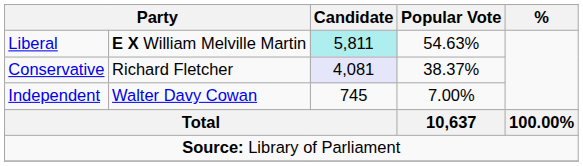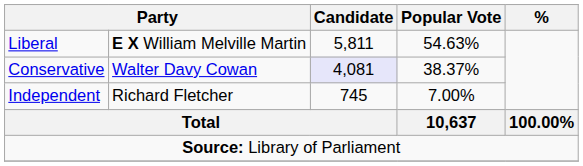(354, 43) paleturquoise background -> (354, 43) no background
(173, 69) Richard Fletcher -> (185, 69) Walter Davy Cowan
(185, 95) Walter Davy Cowan -> (173, 95) Richard Fletcher
